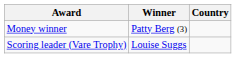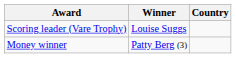rows swapped: (37, 28) <-> (67, 45)
